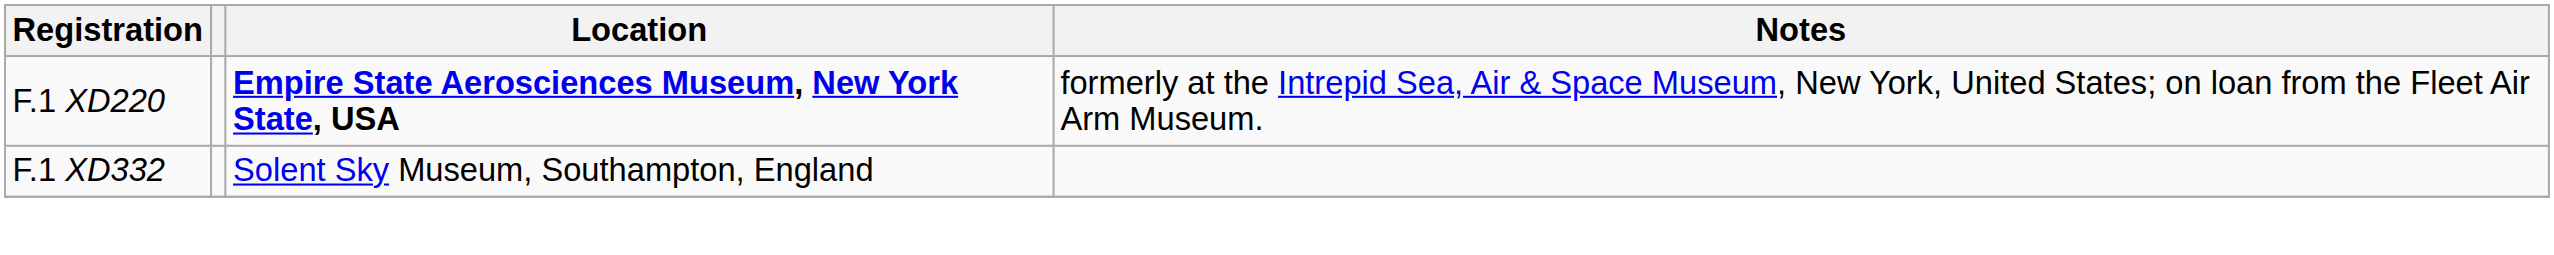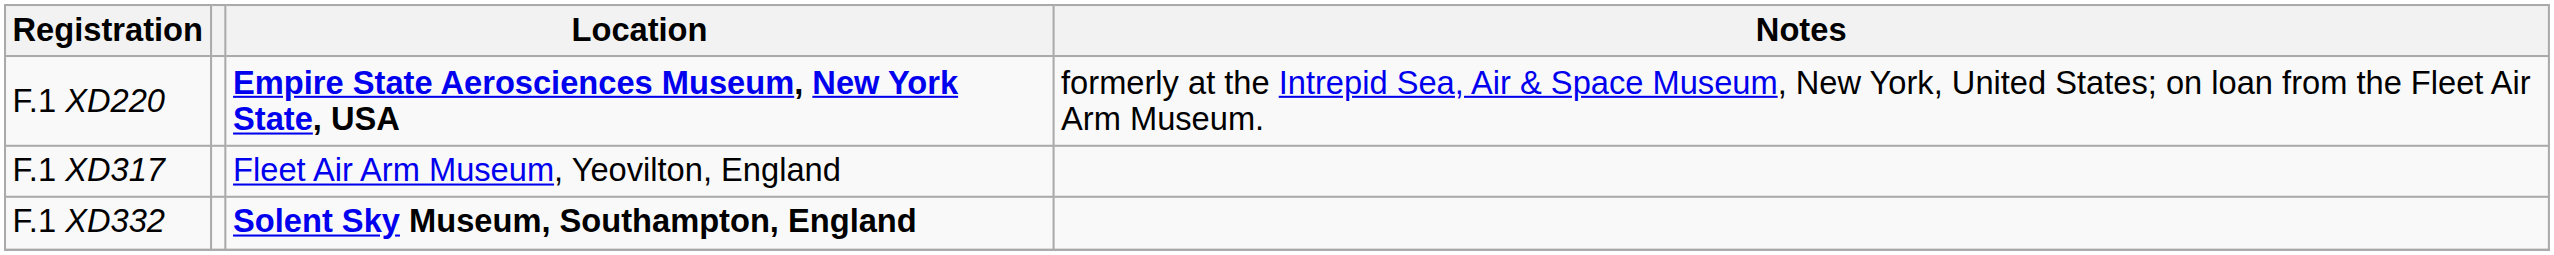+ row: (89, 170)
(553, 170) normal -> (575, 222) bold
